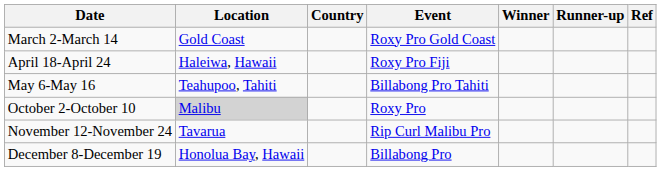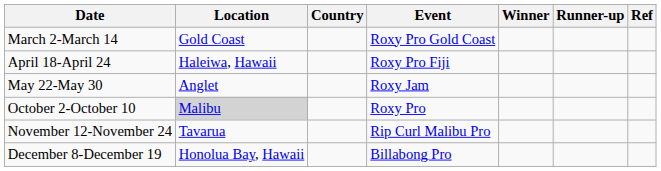- row: (51, 85)
+ row: (55, 85)
